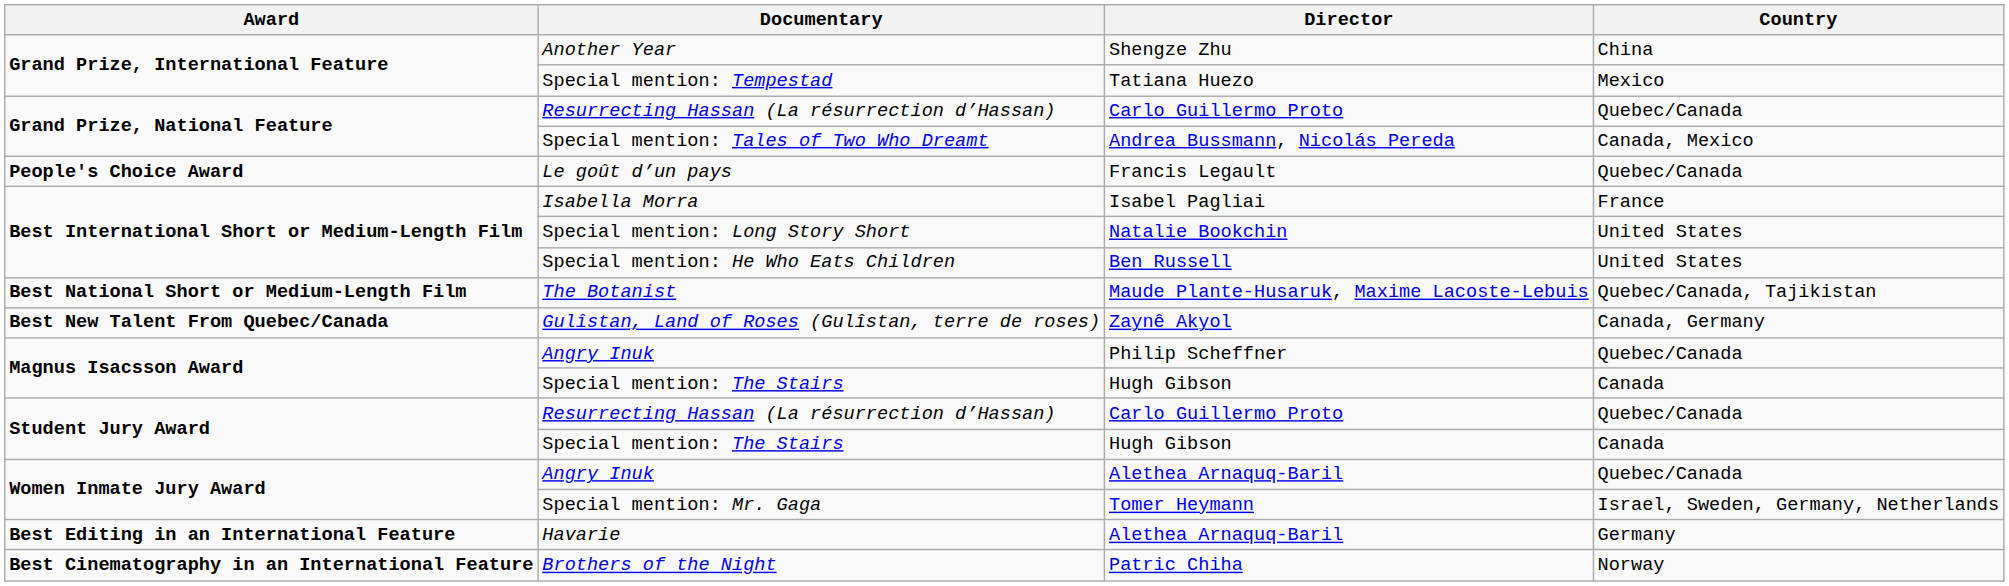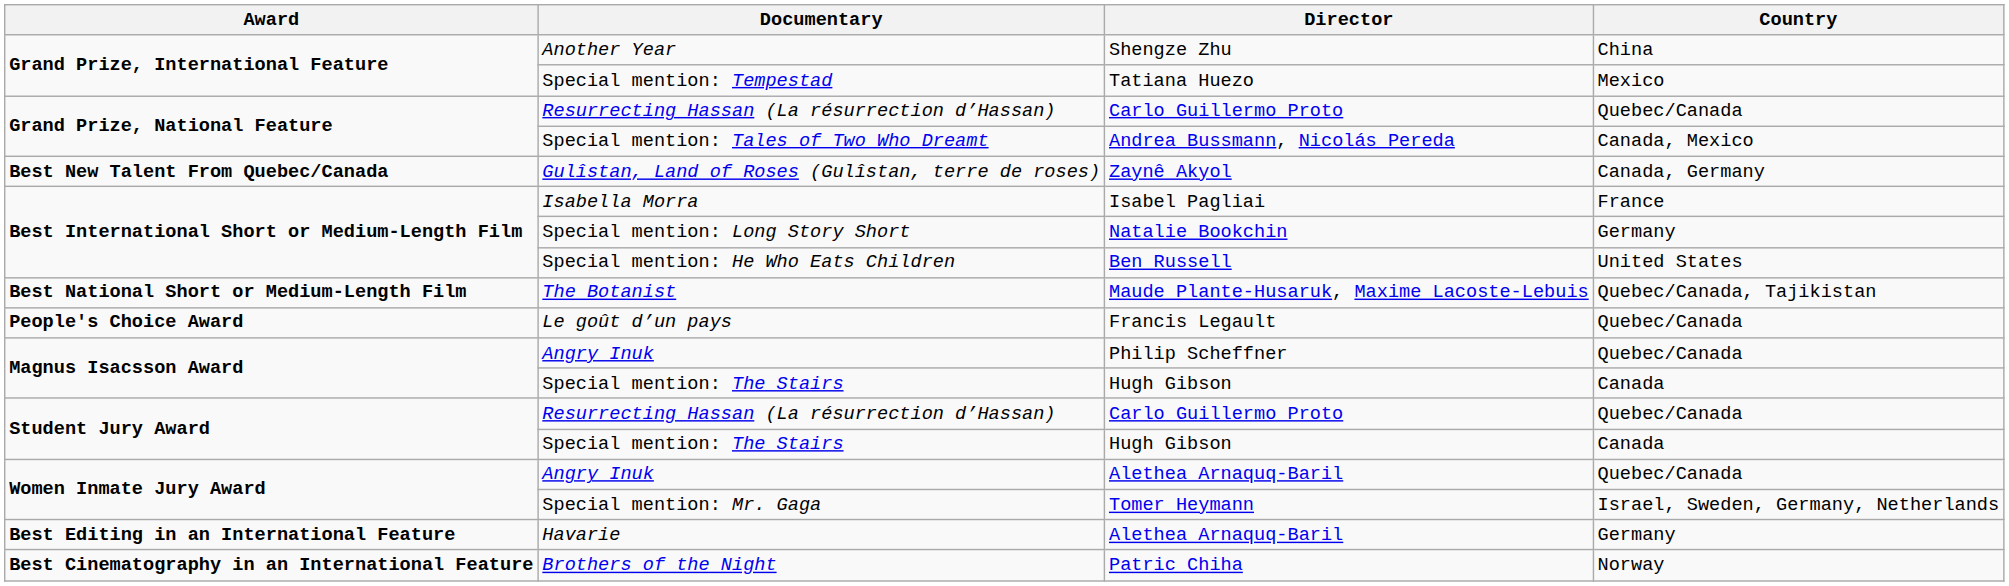rows swapped: (199, 323) <-> (126, 171)
(1670, 232) United States -> (1637, 232) Germany
